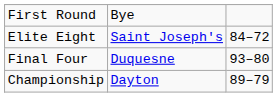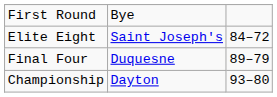(249, 59) 93–80 -> (249, 59) 89–79
(249, 81) 89–79 -> (249, 81) 93–80
